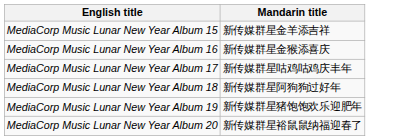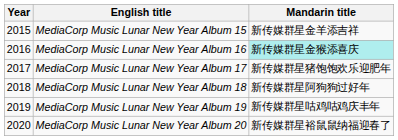+ column: (19, 13)
(276, 49) no background -> (305, 49) paleturquoise background
(287, 68) 新传媒群星咕鸡咕鸡庆丰年 -> (321, 68) 新传媒群星猪饱饱欢乐迎肥年
(292, 106) 新传媒群星猪饱饱欢乐迎肥年 -> (316, 106) 新传媒群星咕鸡咕鸡庆丰年
